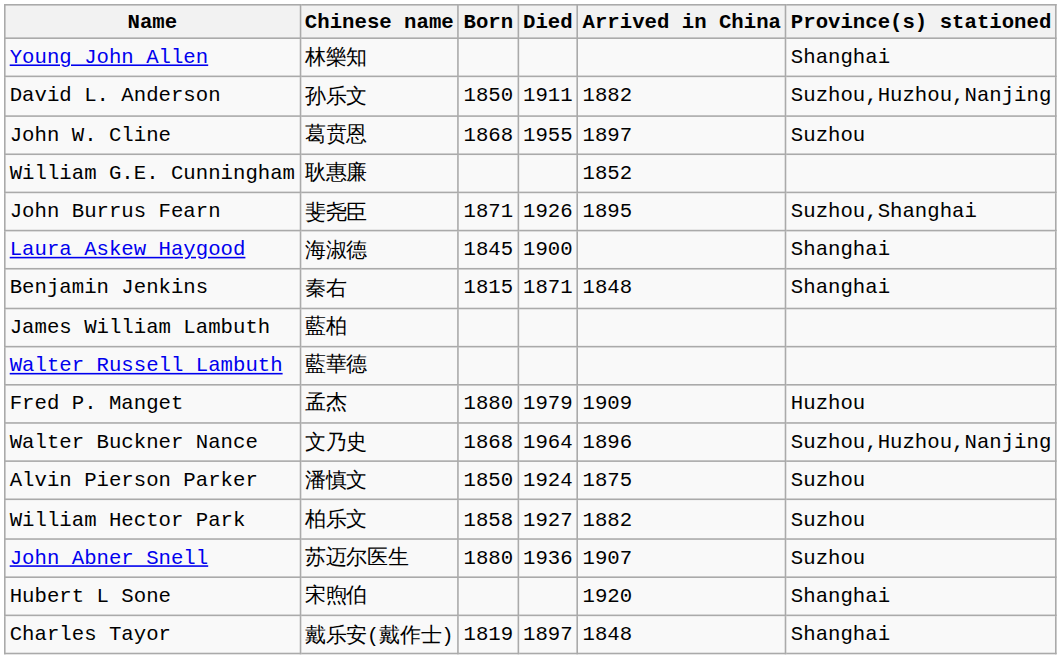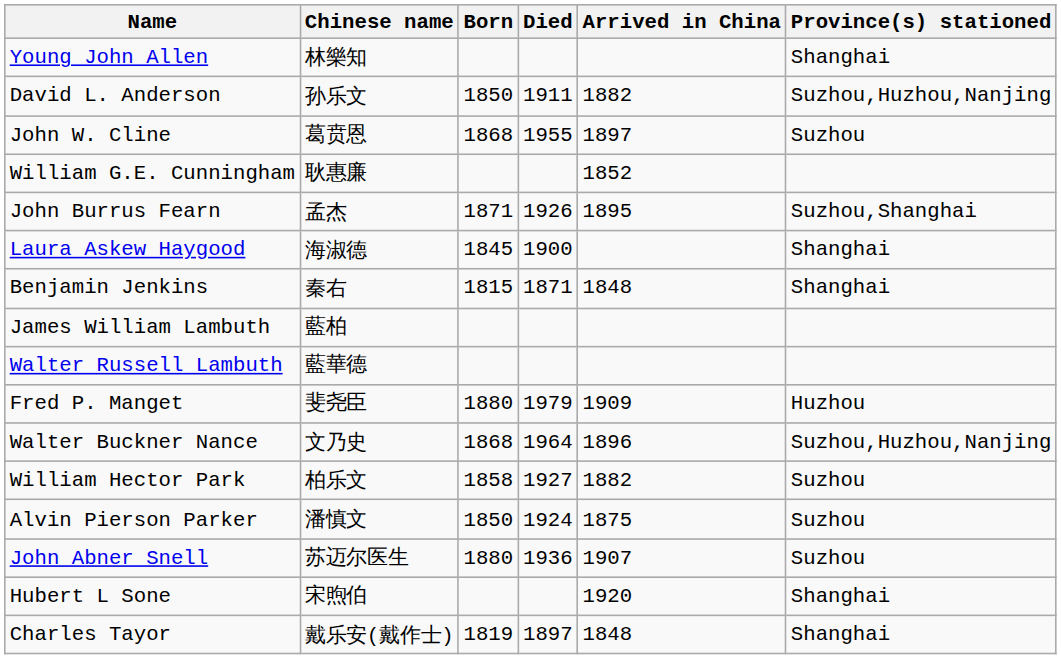(336, 212) 斐尧臣 -> (326, 212) 孟杰
(326, 405) 孟杰 -> (336, 405) 斐尧臣
rows swapped: (128, 519) <-> (134, 481)
